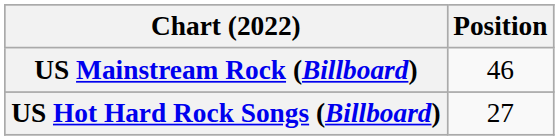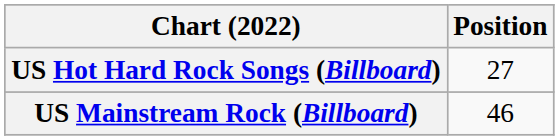rows swapped: (226, 112) <-> (226, 69)
